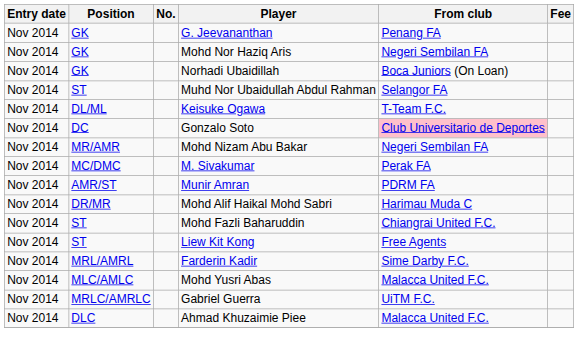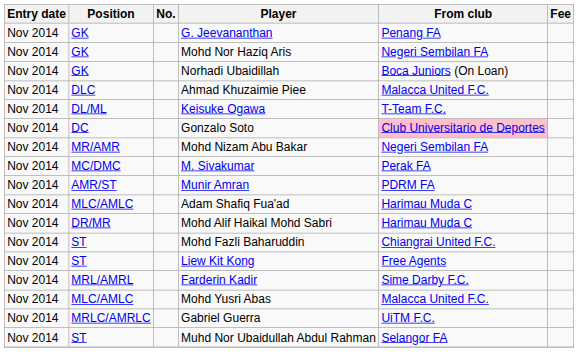rows swapped: (243, 318) <-> (278, 90)
+ row: (235, 204)
